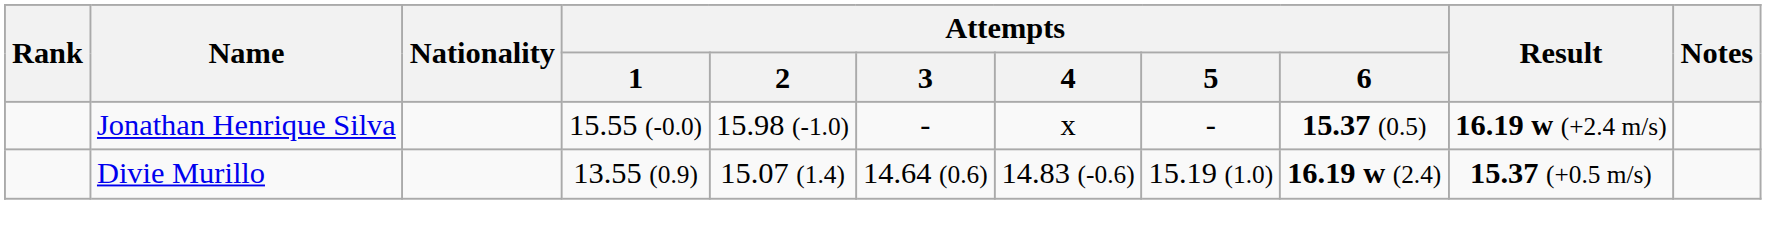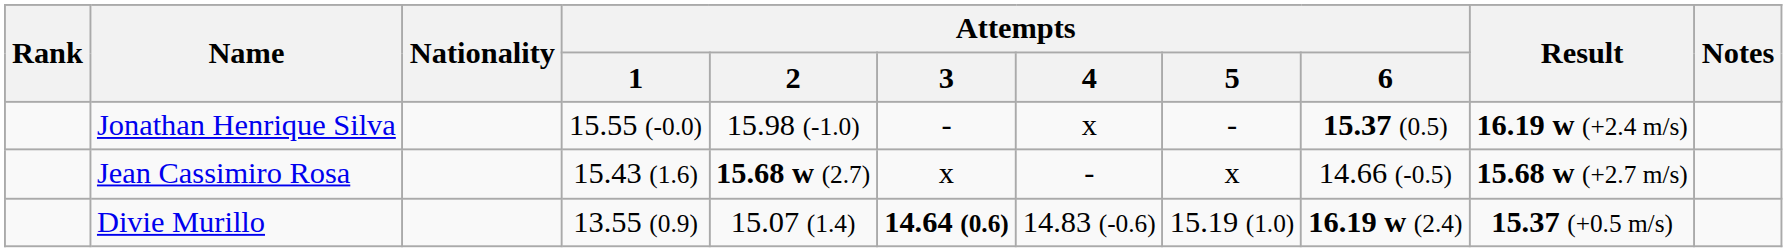+ row: (224, 173)
(925, 173) normal -> (946, 221) bold
